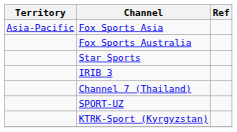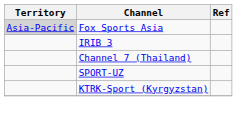(40, 27) no background -> (40, 27) lightgrey background
- row: (135, 42)
- row: (110, 58)
